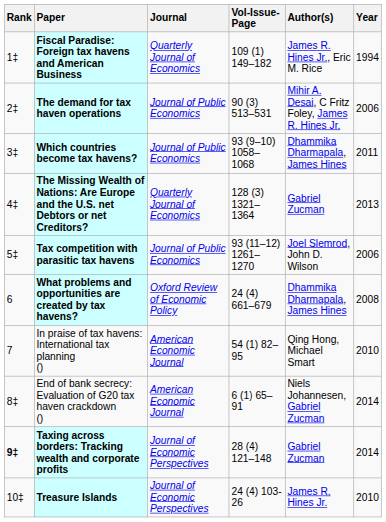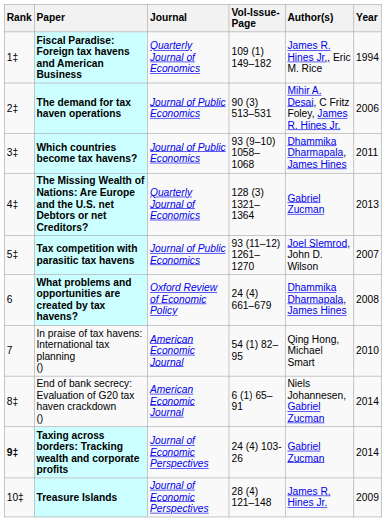(368, 255) 2006 -> (368, 255) 2007
(251, 452) 28 (4) 121–148 -> (257, 452) 24 (4) 103-26
(257, 497) 24 (4) 103-26 -> (251, 497) 28 (4) 121–148
(368, 497) 2010 -> (368, 497) 2009
